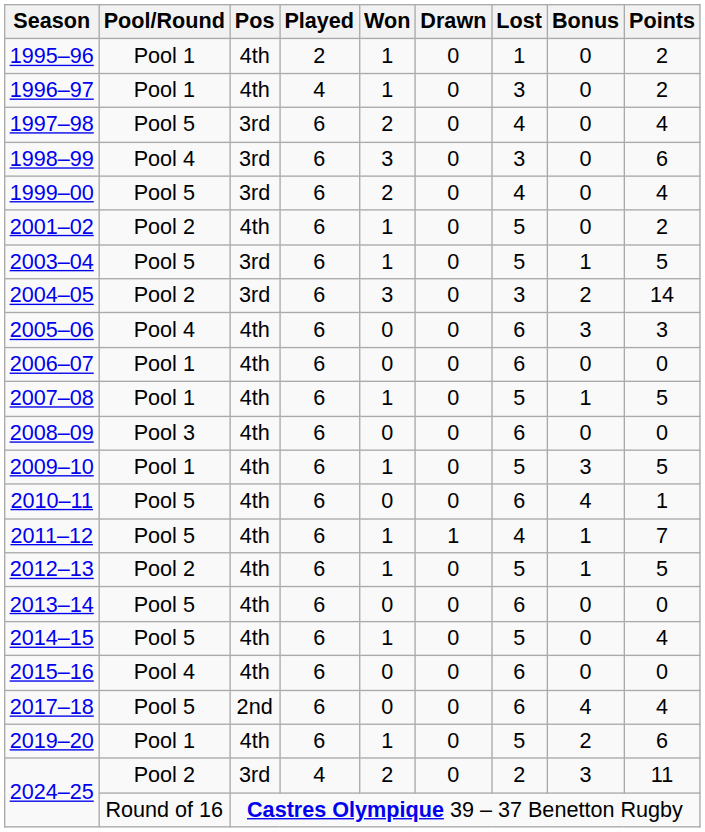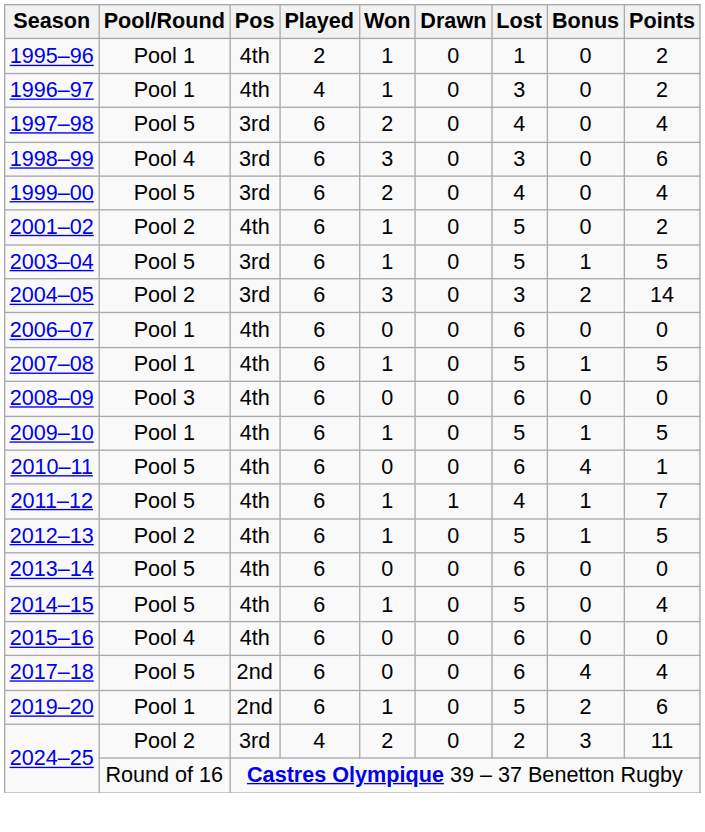- row: (52, 329)
(586, 466) 3 -> (586, 432) 1
(255, 741) 4th -> (255, 706) 2nd
